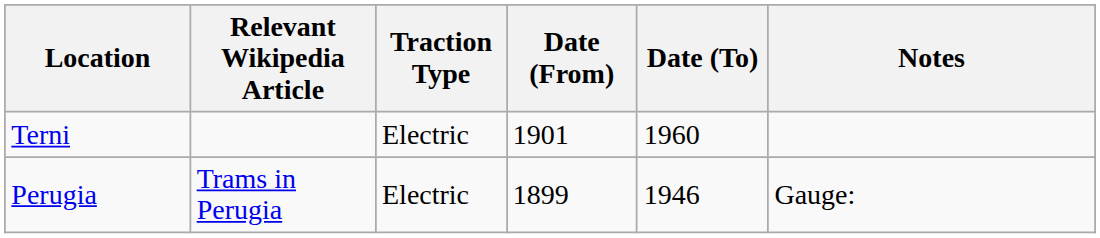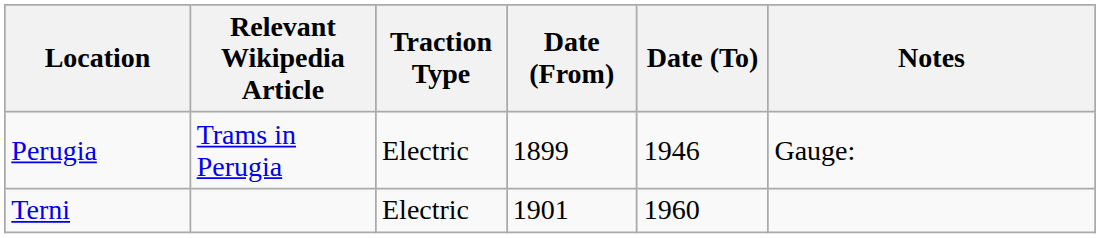rows swapped: (54, 194) <-> (41, 134)
